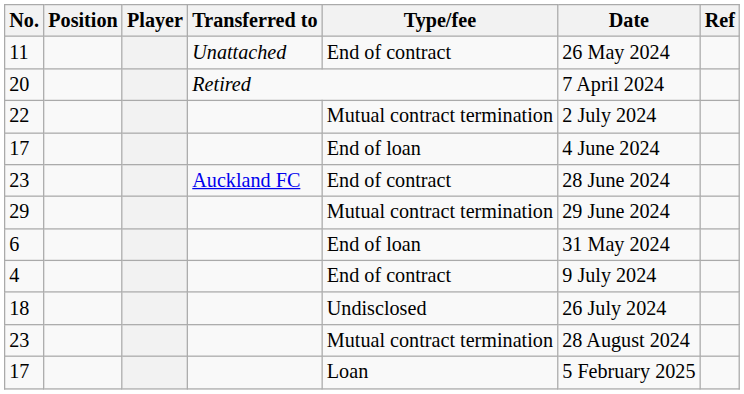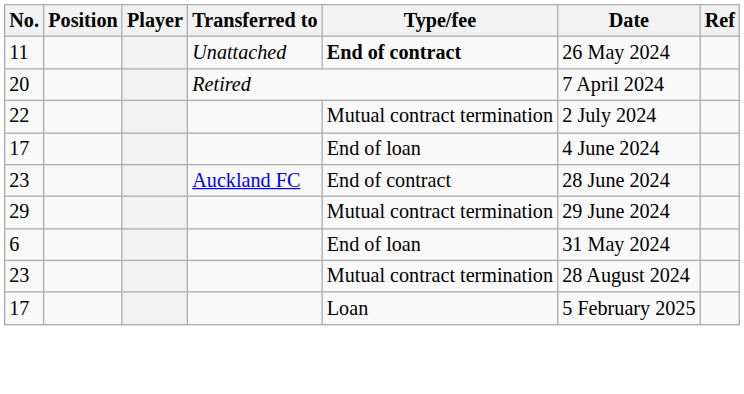(389, 52) normal -> (394, 52) bold
- row: (14, 276)
- row: (19, 308)
